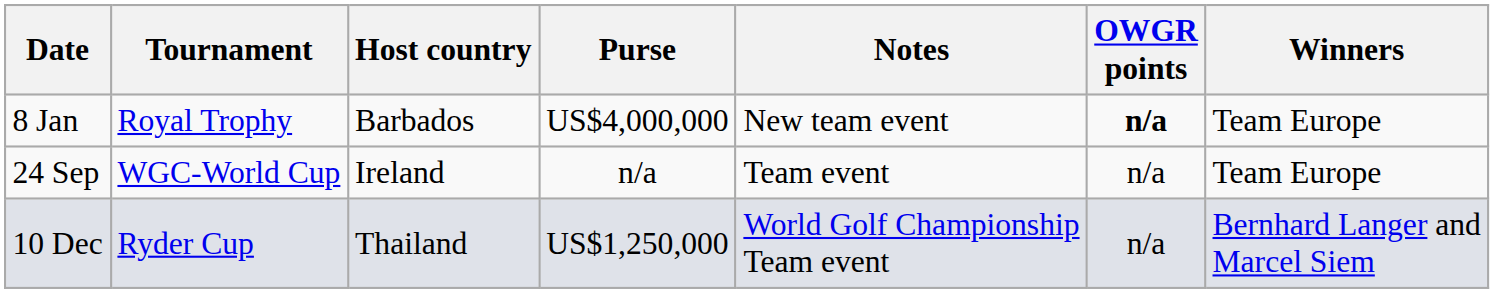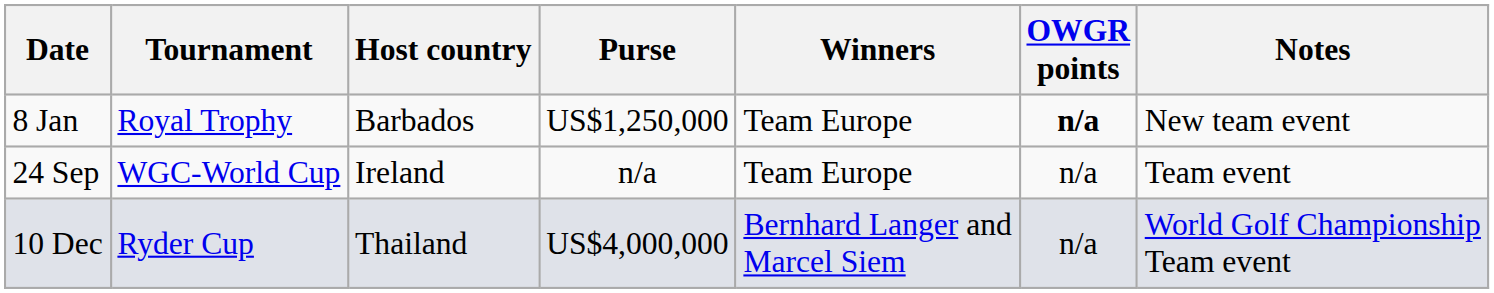columns swapped: (1347, 49) <-> (911, 49)
(637, 120) US$4,000,000 -> (637, 120) US$1,250,000
(637, 243) US$1,250,000 -> (637, 243) US$4,000,000
